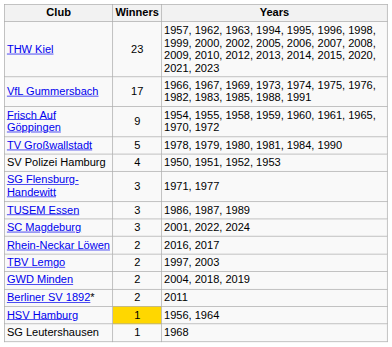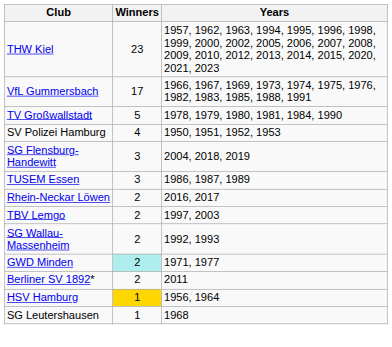- row: (34, 121)
(192, 186) 1971, 1977 -> (207, 156) 2004, 2018, 2019
- row: (44, 227)
+ row: (38, 239)
(137, 280) no background -> (137, 262) paleturquoise background
(207, 280) 2004, 2018, 2019 -> (192, 262) 1971, 1977
